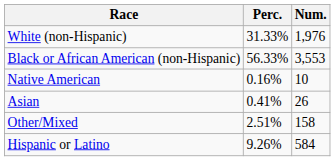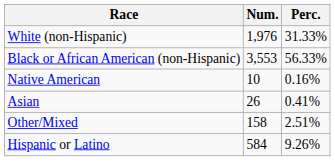columns swapped: (311, 15) <-> (267, 15)
